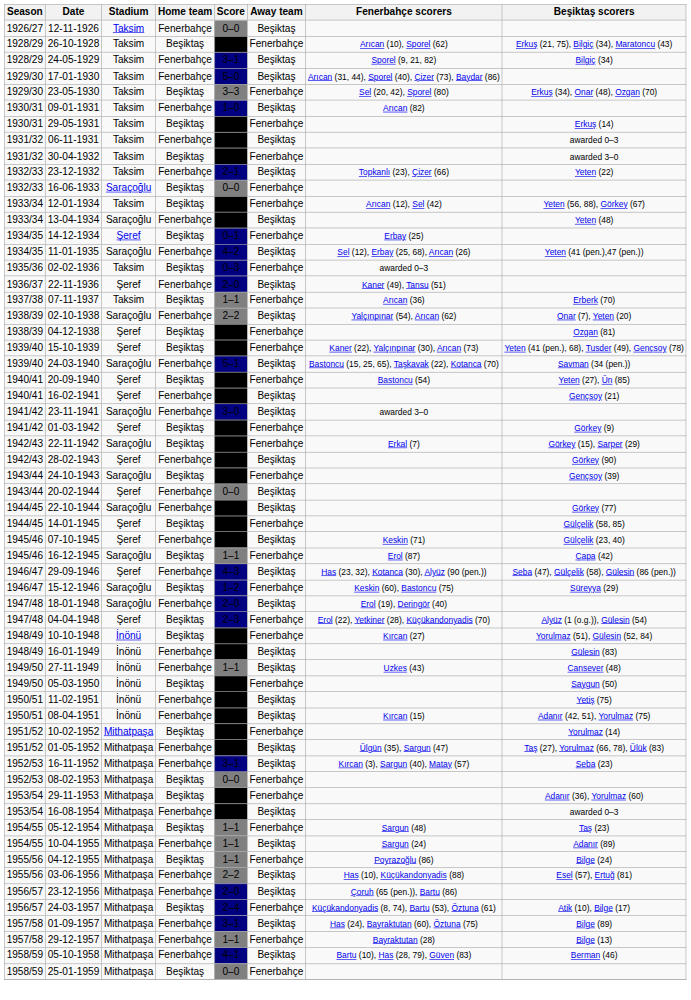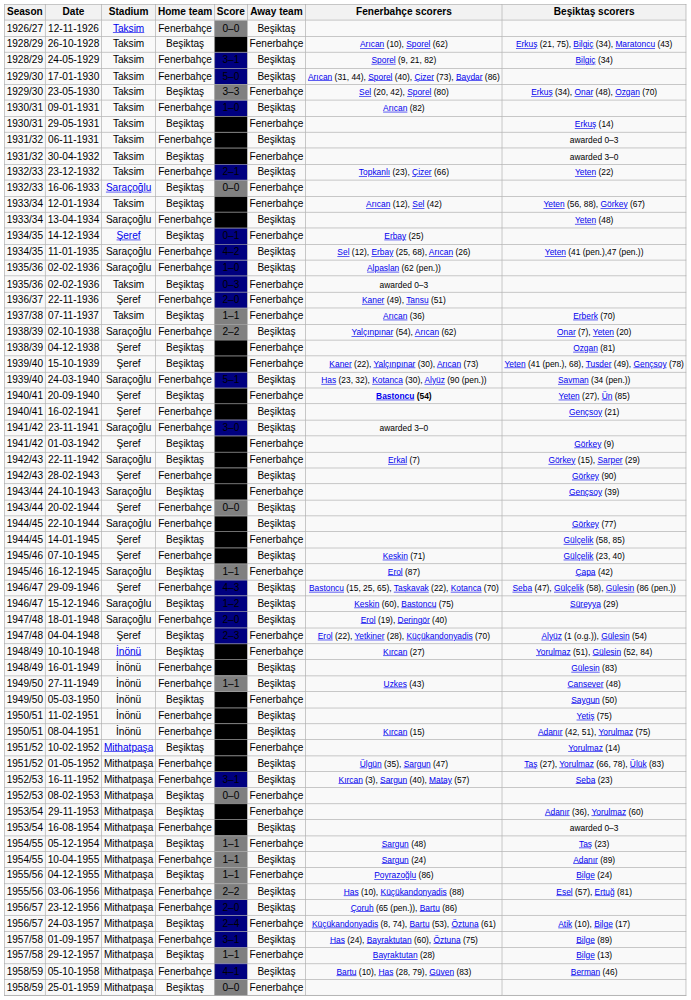+ row: (74, 268)
(276, 284) Beşiktaş -> (276, 300) Fenerbahçe
(404, 364) Bastoncu (15, 25, 65), Taşkavak (22), Kotanca (70) -> (404, 380) Has (23, 32), Kotanca (30), Alyüz (90 (pen.))
(404, 380) normal -> (404, 396) bold
(404, 572) Has (23, 32), Kotanca (30), Alyüz (90 (pen.)) -> (404, 588) Bastoncu (15, 25, 65), Taşkavak (22), Kotanca (70)
(276, 587) Fenerbahçe -> (276, 603) Beşiktaş
(185, 939) Fenerbahçe -> (185, 955) Beşiktaş
